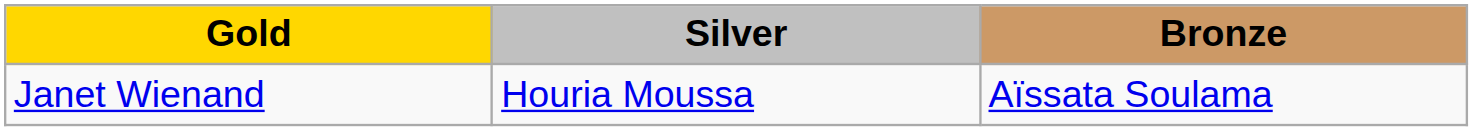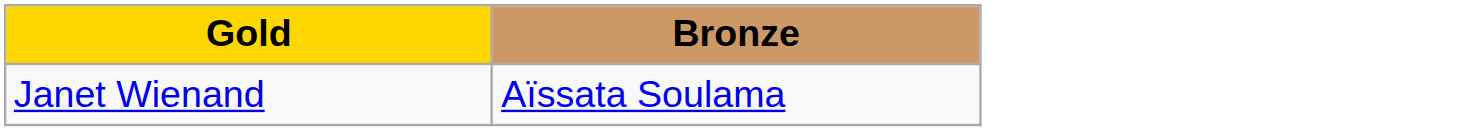- column: (736, 34)
